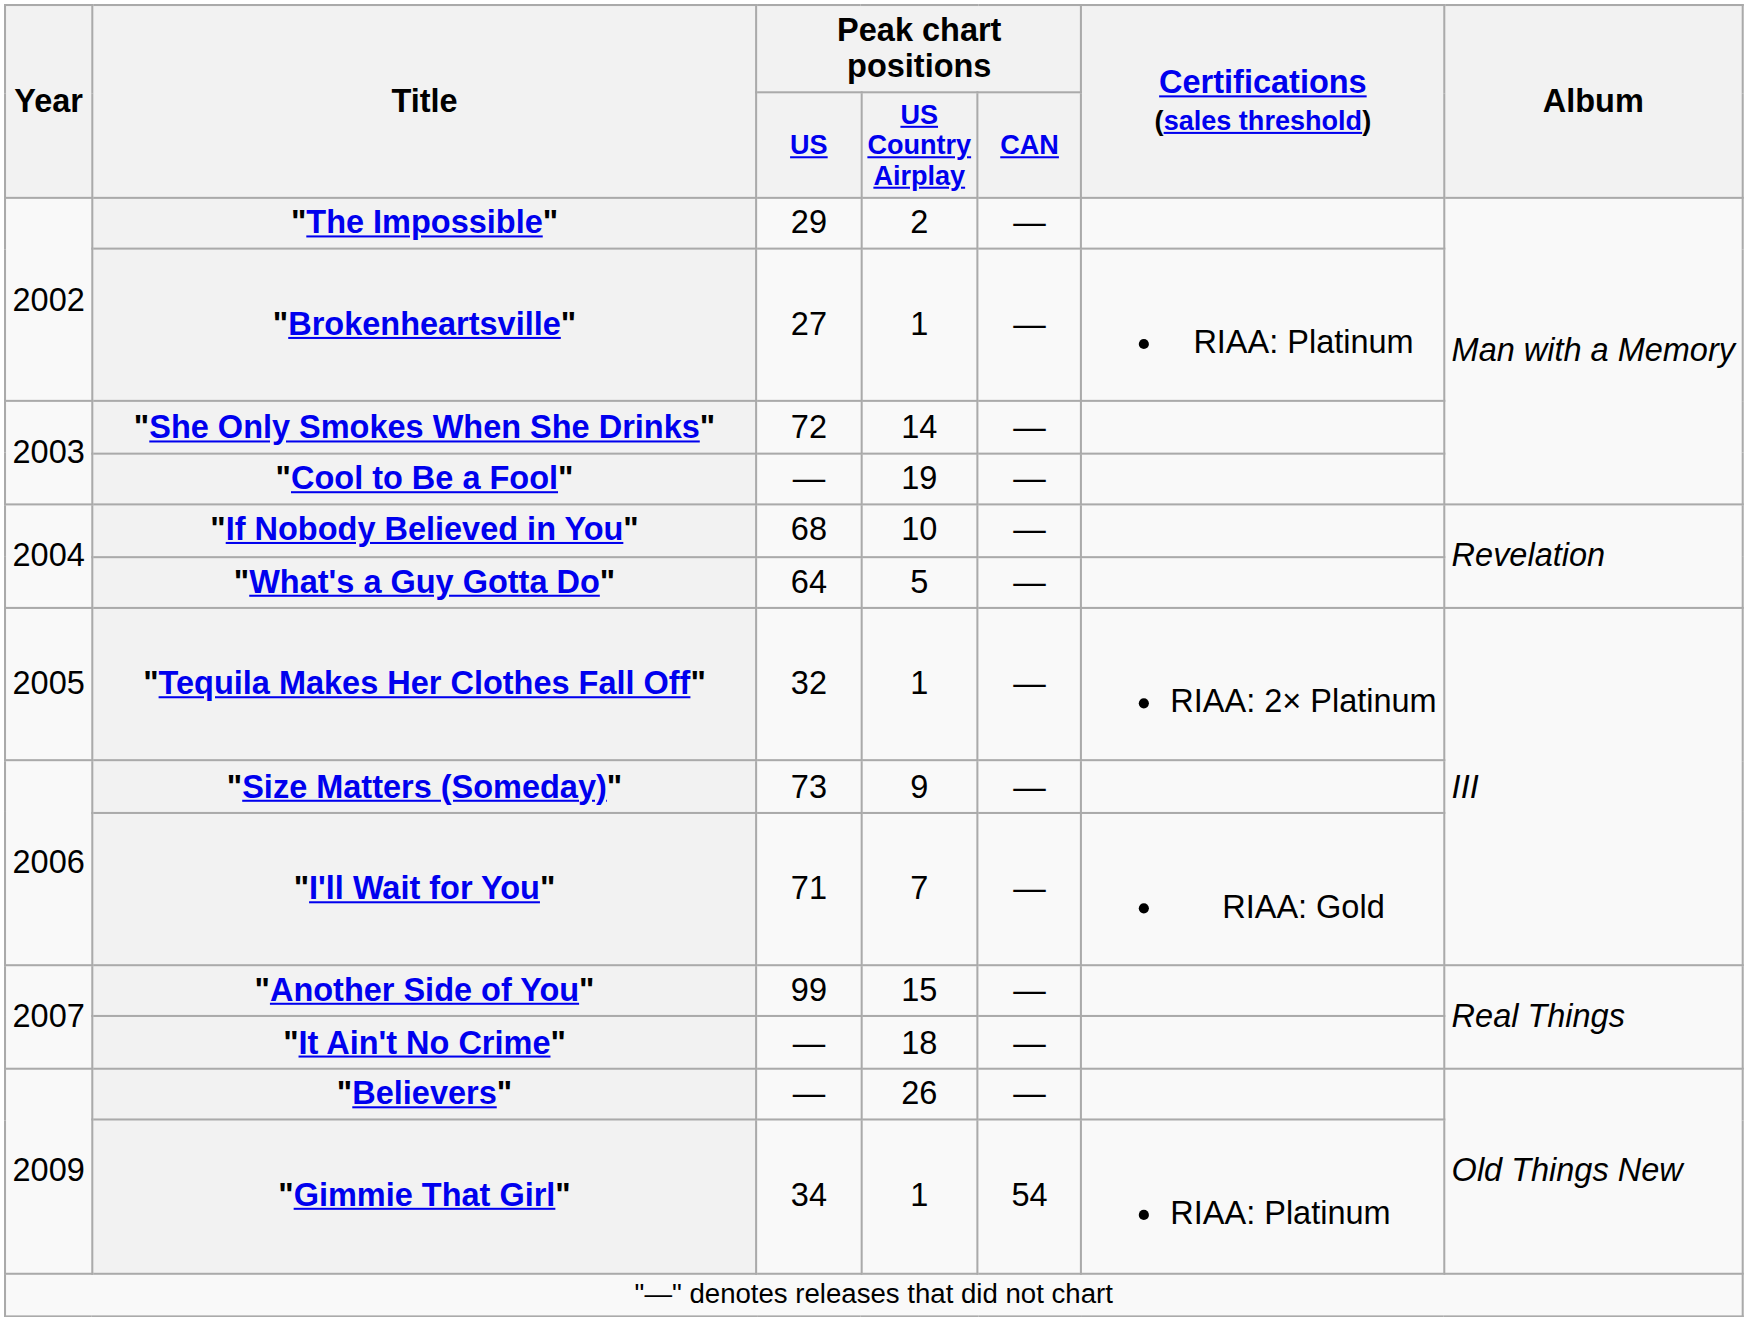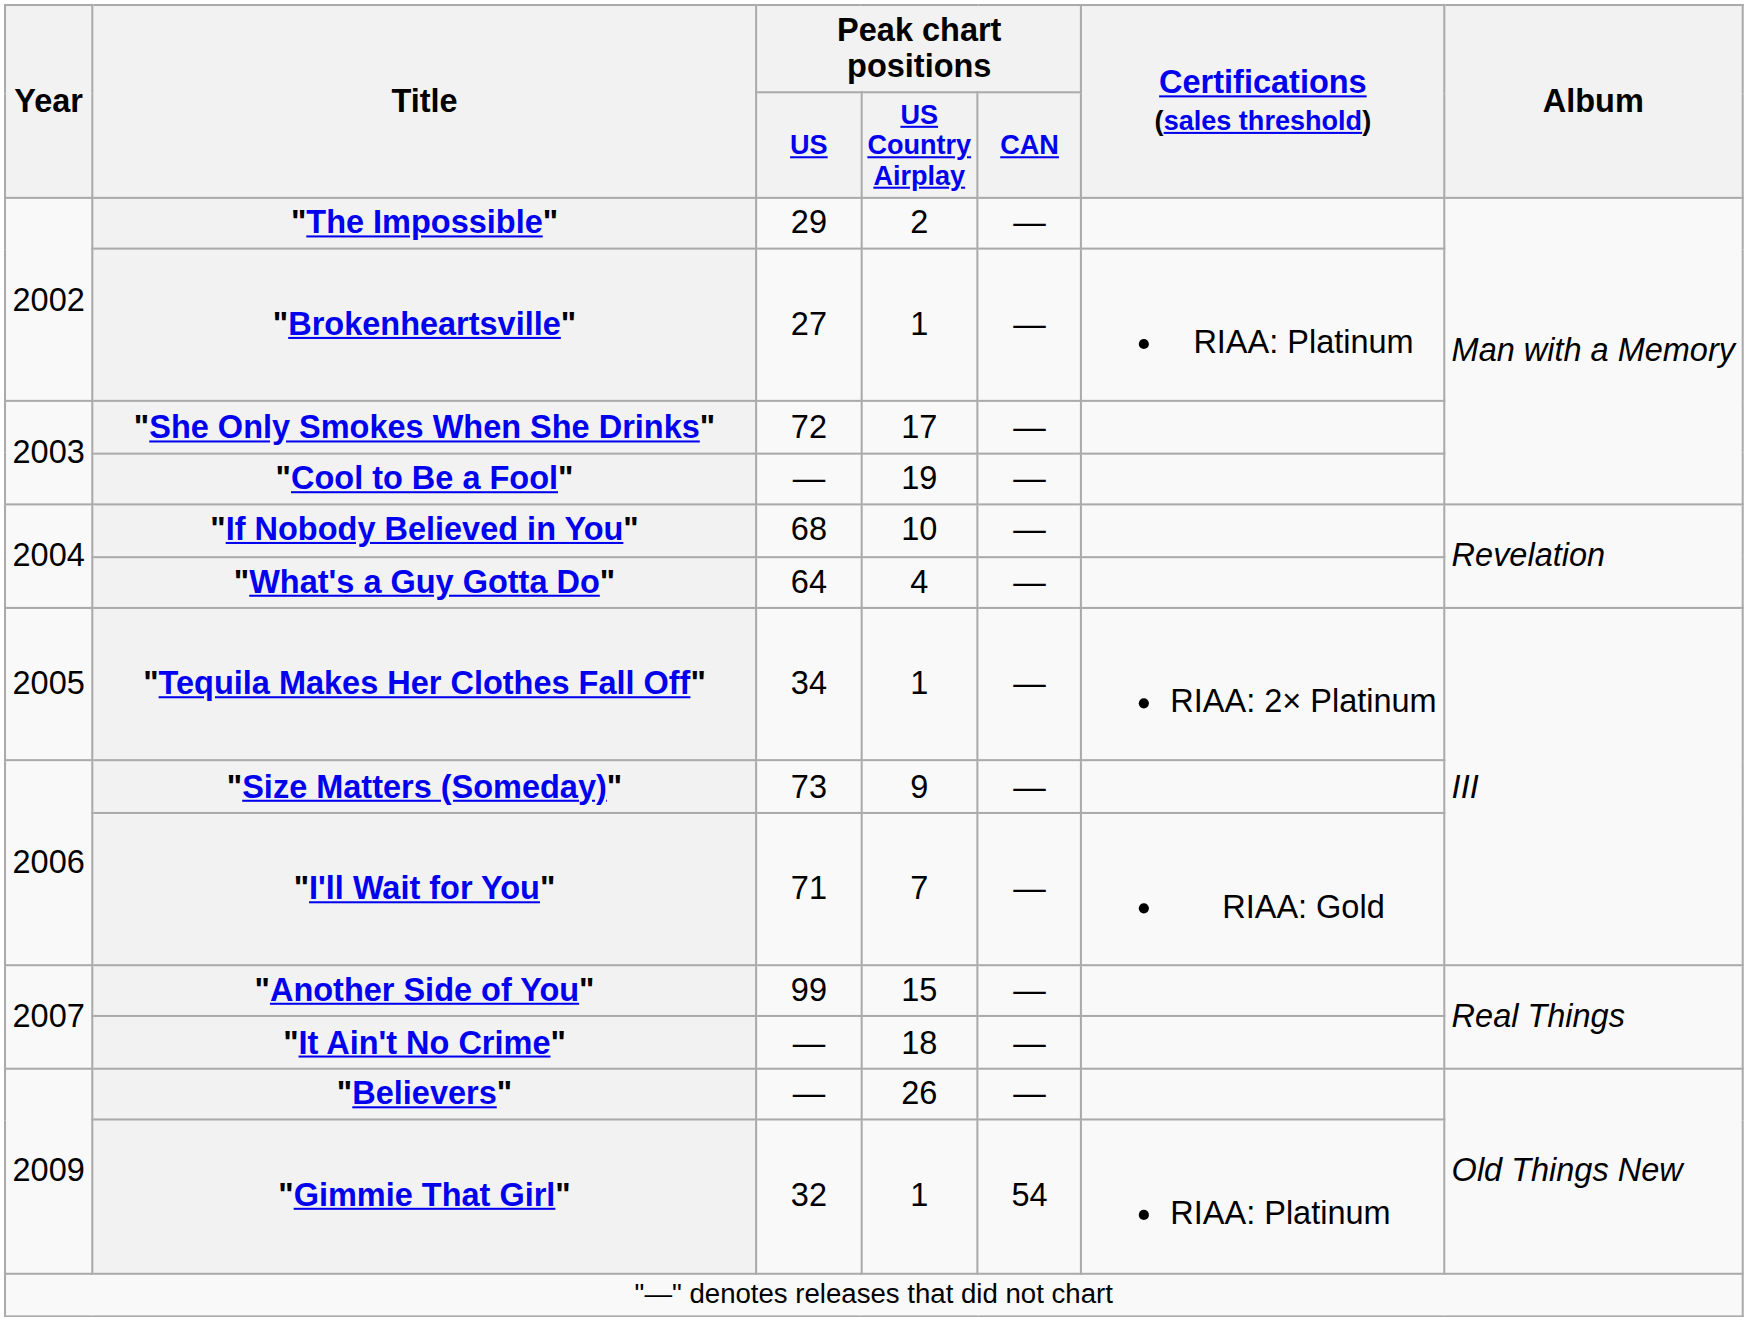(919, 426) 14 -> (919, 426) 17
(919, 581) 5 -> (919, 581) 4
(809, 683) 32 -> (809, 683) 34
(809, 1195) 34 -> (809, 1195) 32
